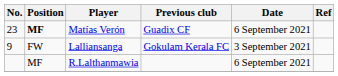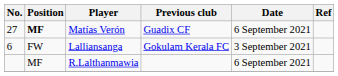(12, 29) 23 -> (12, 29) 27
(9, 46) 9 -> (9, 46) 6
